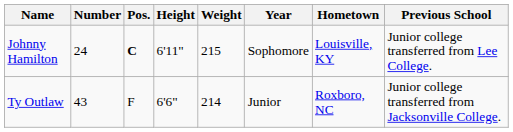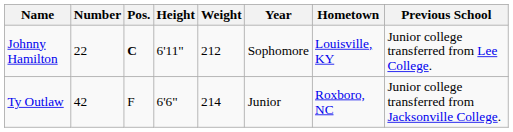(80, 51) 24 -> (80, 51) 22
(211, 51) 215 -> (211, 51) 212
(80, 101) 43 -> (80, 101) 42
